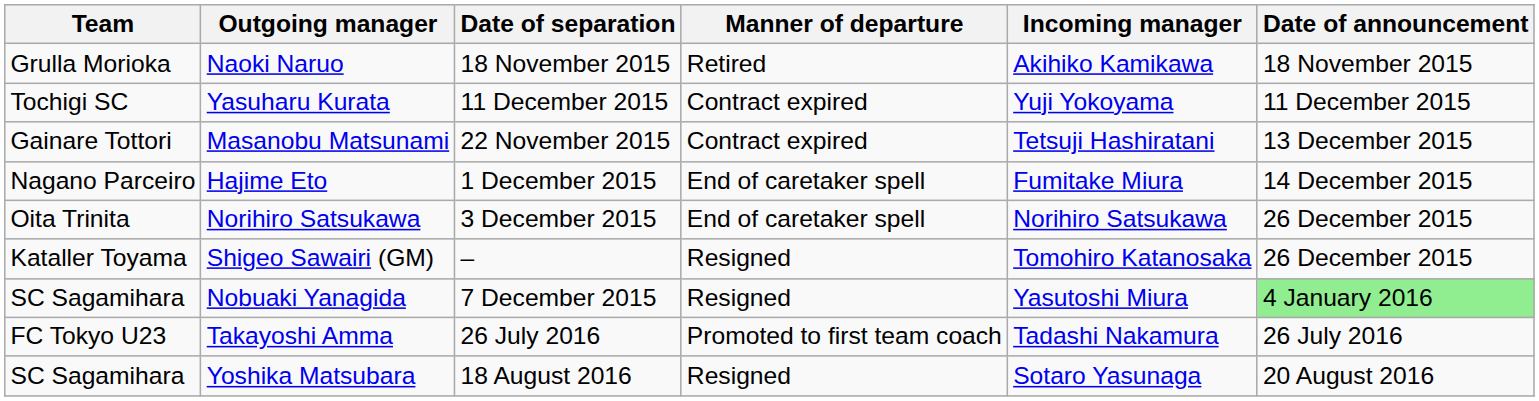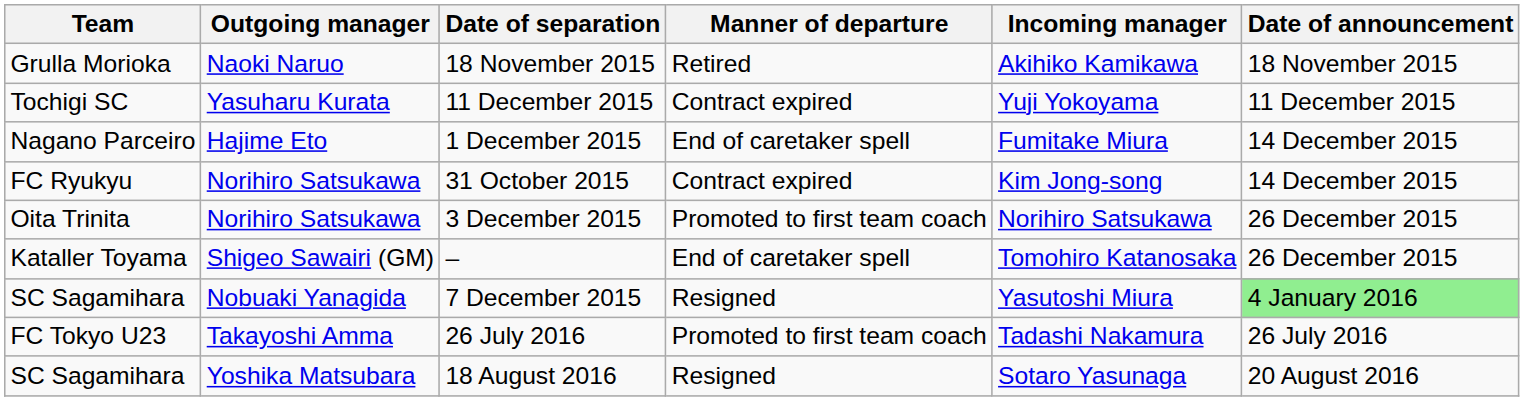- row: (565, 141)
+ row: (537, 180)
(806, 219) End of caretaker spell -> (829, 219) Promoted to first team coach
(739, 258) Resigned -> (791, 258) End of caretaker spell
